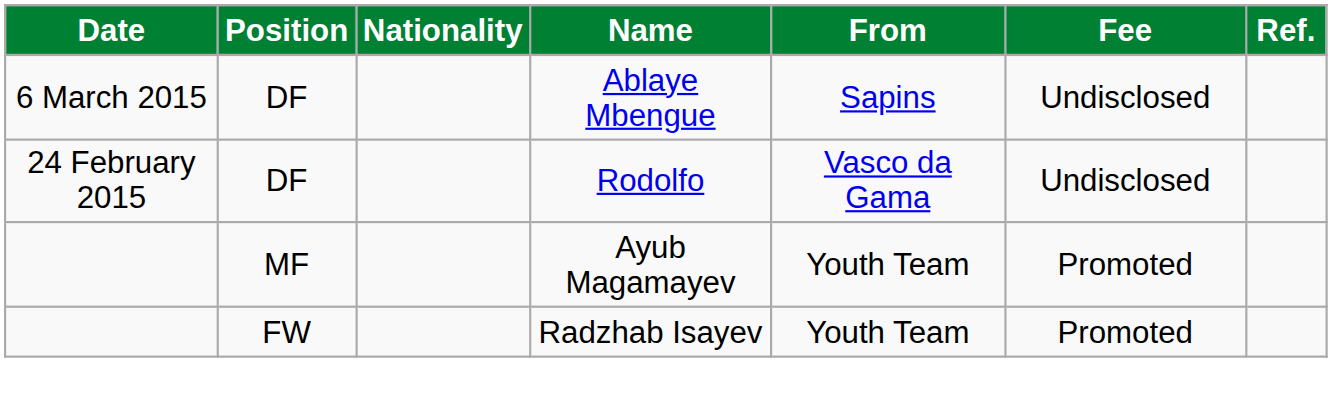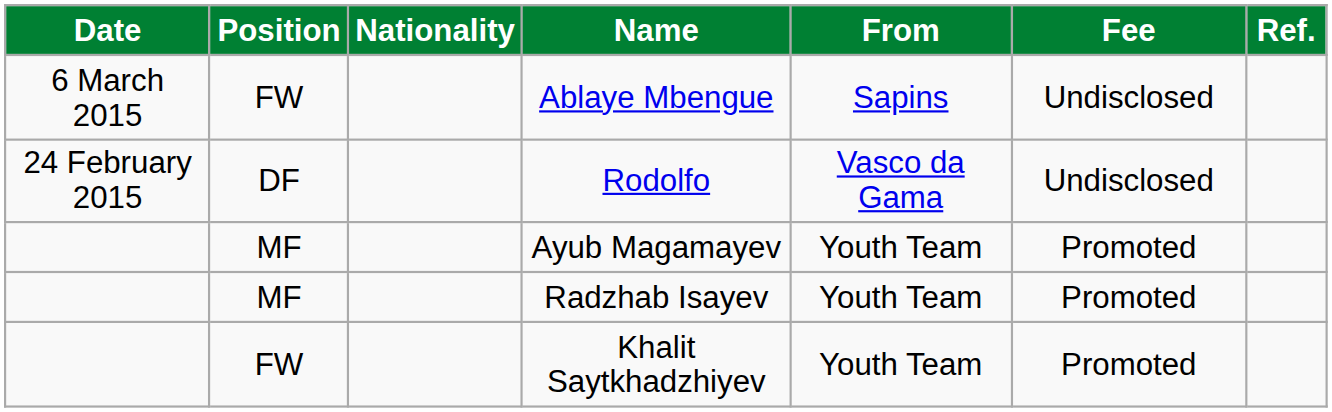(287, 97) DF -> (279, 97) FW
(287, 332) FW -> (279, 297) MF
+ row: (656, 364)
